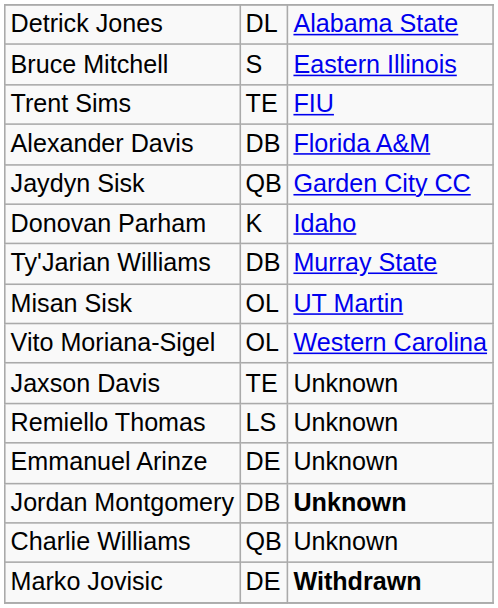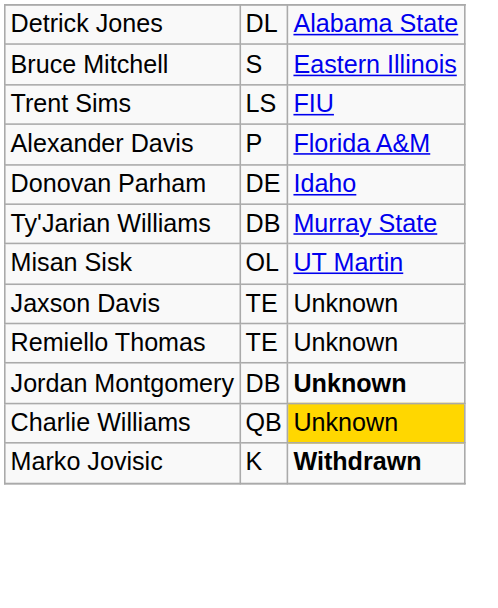(262, 104) TE -> (261, 104) LS
(263, 143) DB -> (254, 143) P
- row: (78, 183)
(254, 223) K -> (263, 183) DE
- row: (113, 343)
(261, 422) LS -> (262, 343) TE
- row: (109, 462)
(346, 542) no background -> (346, 422) gold background
(263, 582) DE -> (254, 462) K
